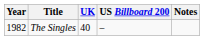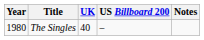(16, 27) 1982 -> (16, 27) 1980
